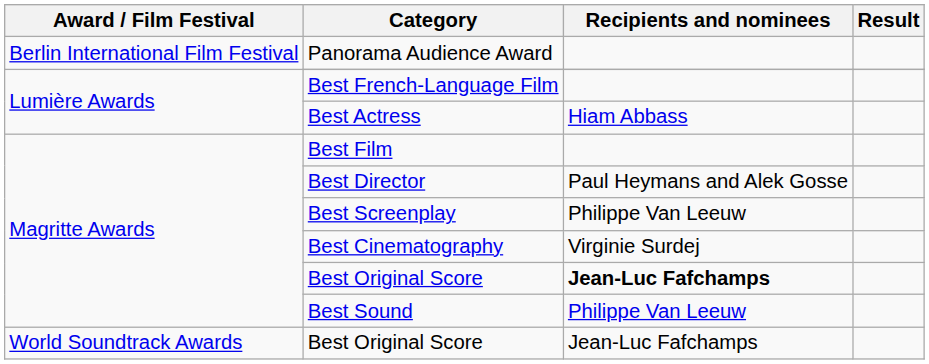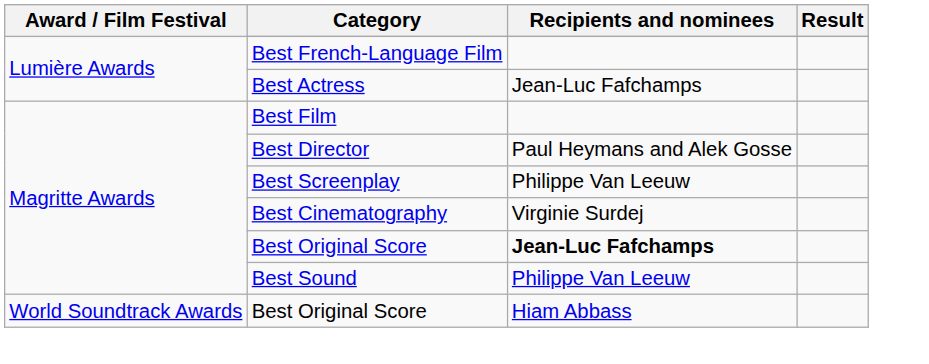- row: (154, 52)
(628, 117) Hiam Abbass -> (607, 85) Jean-Luc Fafchamps
(663, 342) Jean-Luc Fafchamps -> (572, 310) Hiam Abbass
